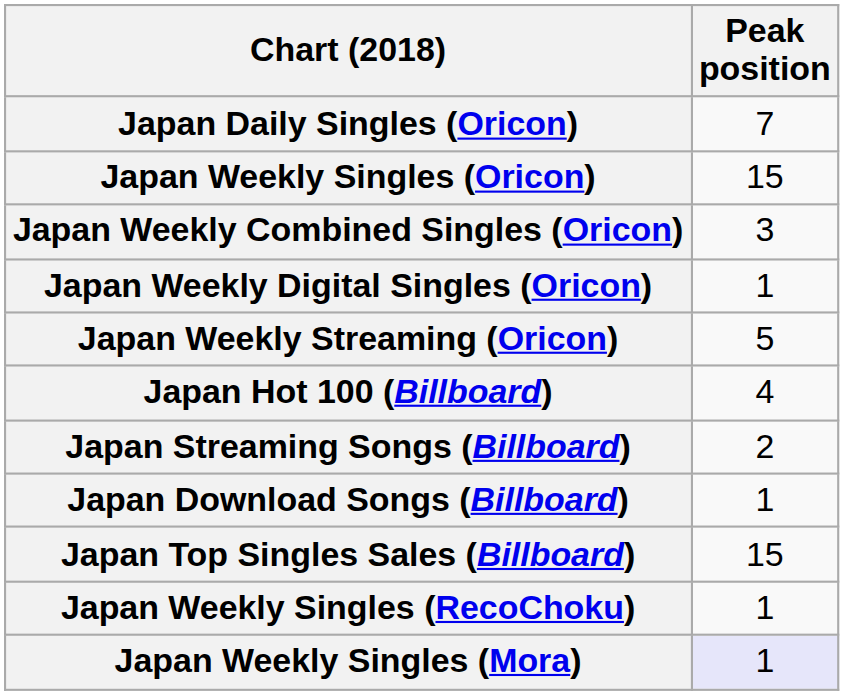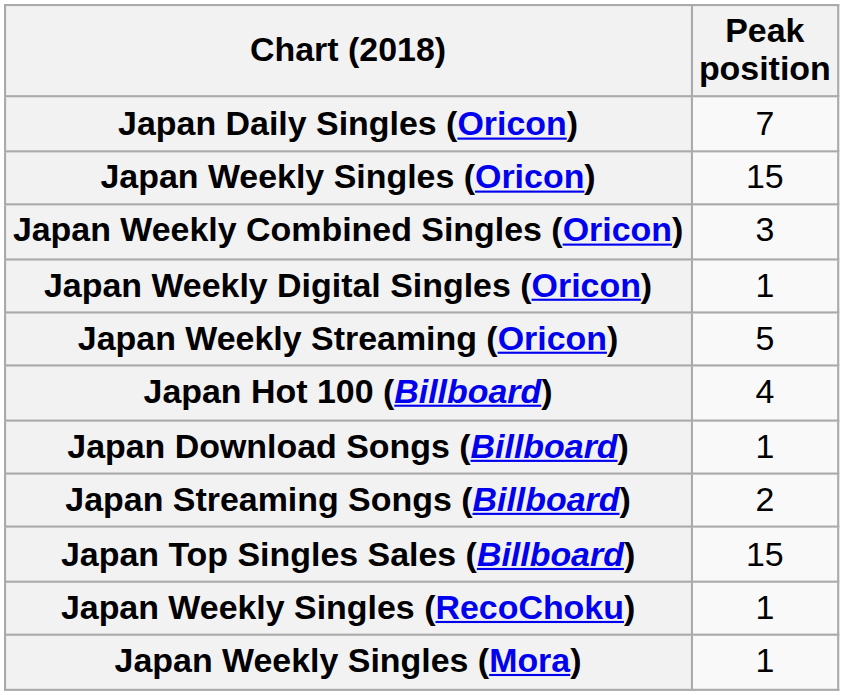rows swapped: (348, 499) <-> (348, 446)
(765, 661) lavender background -> (765, 661) no background
